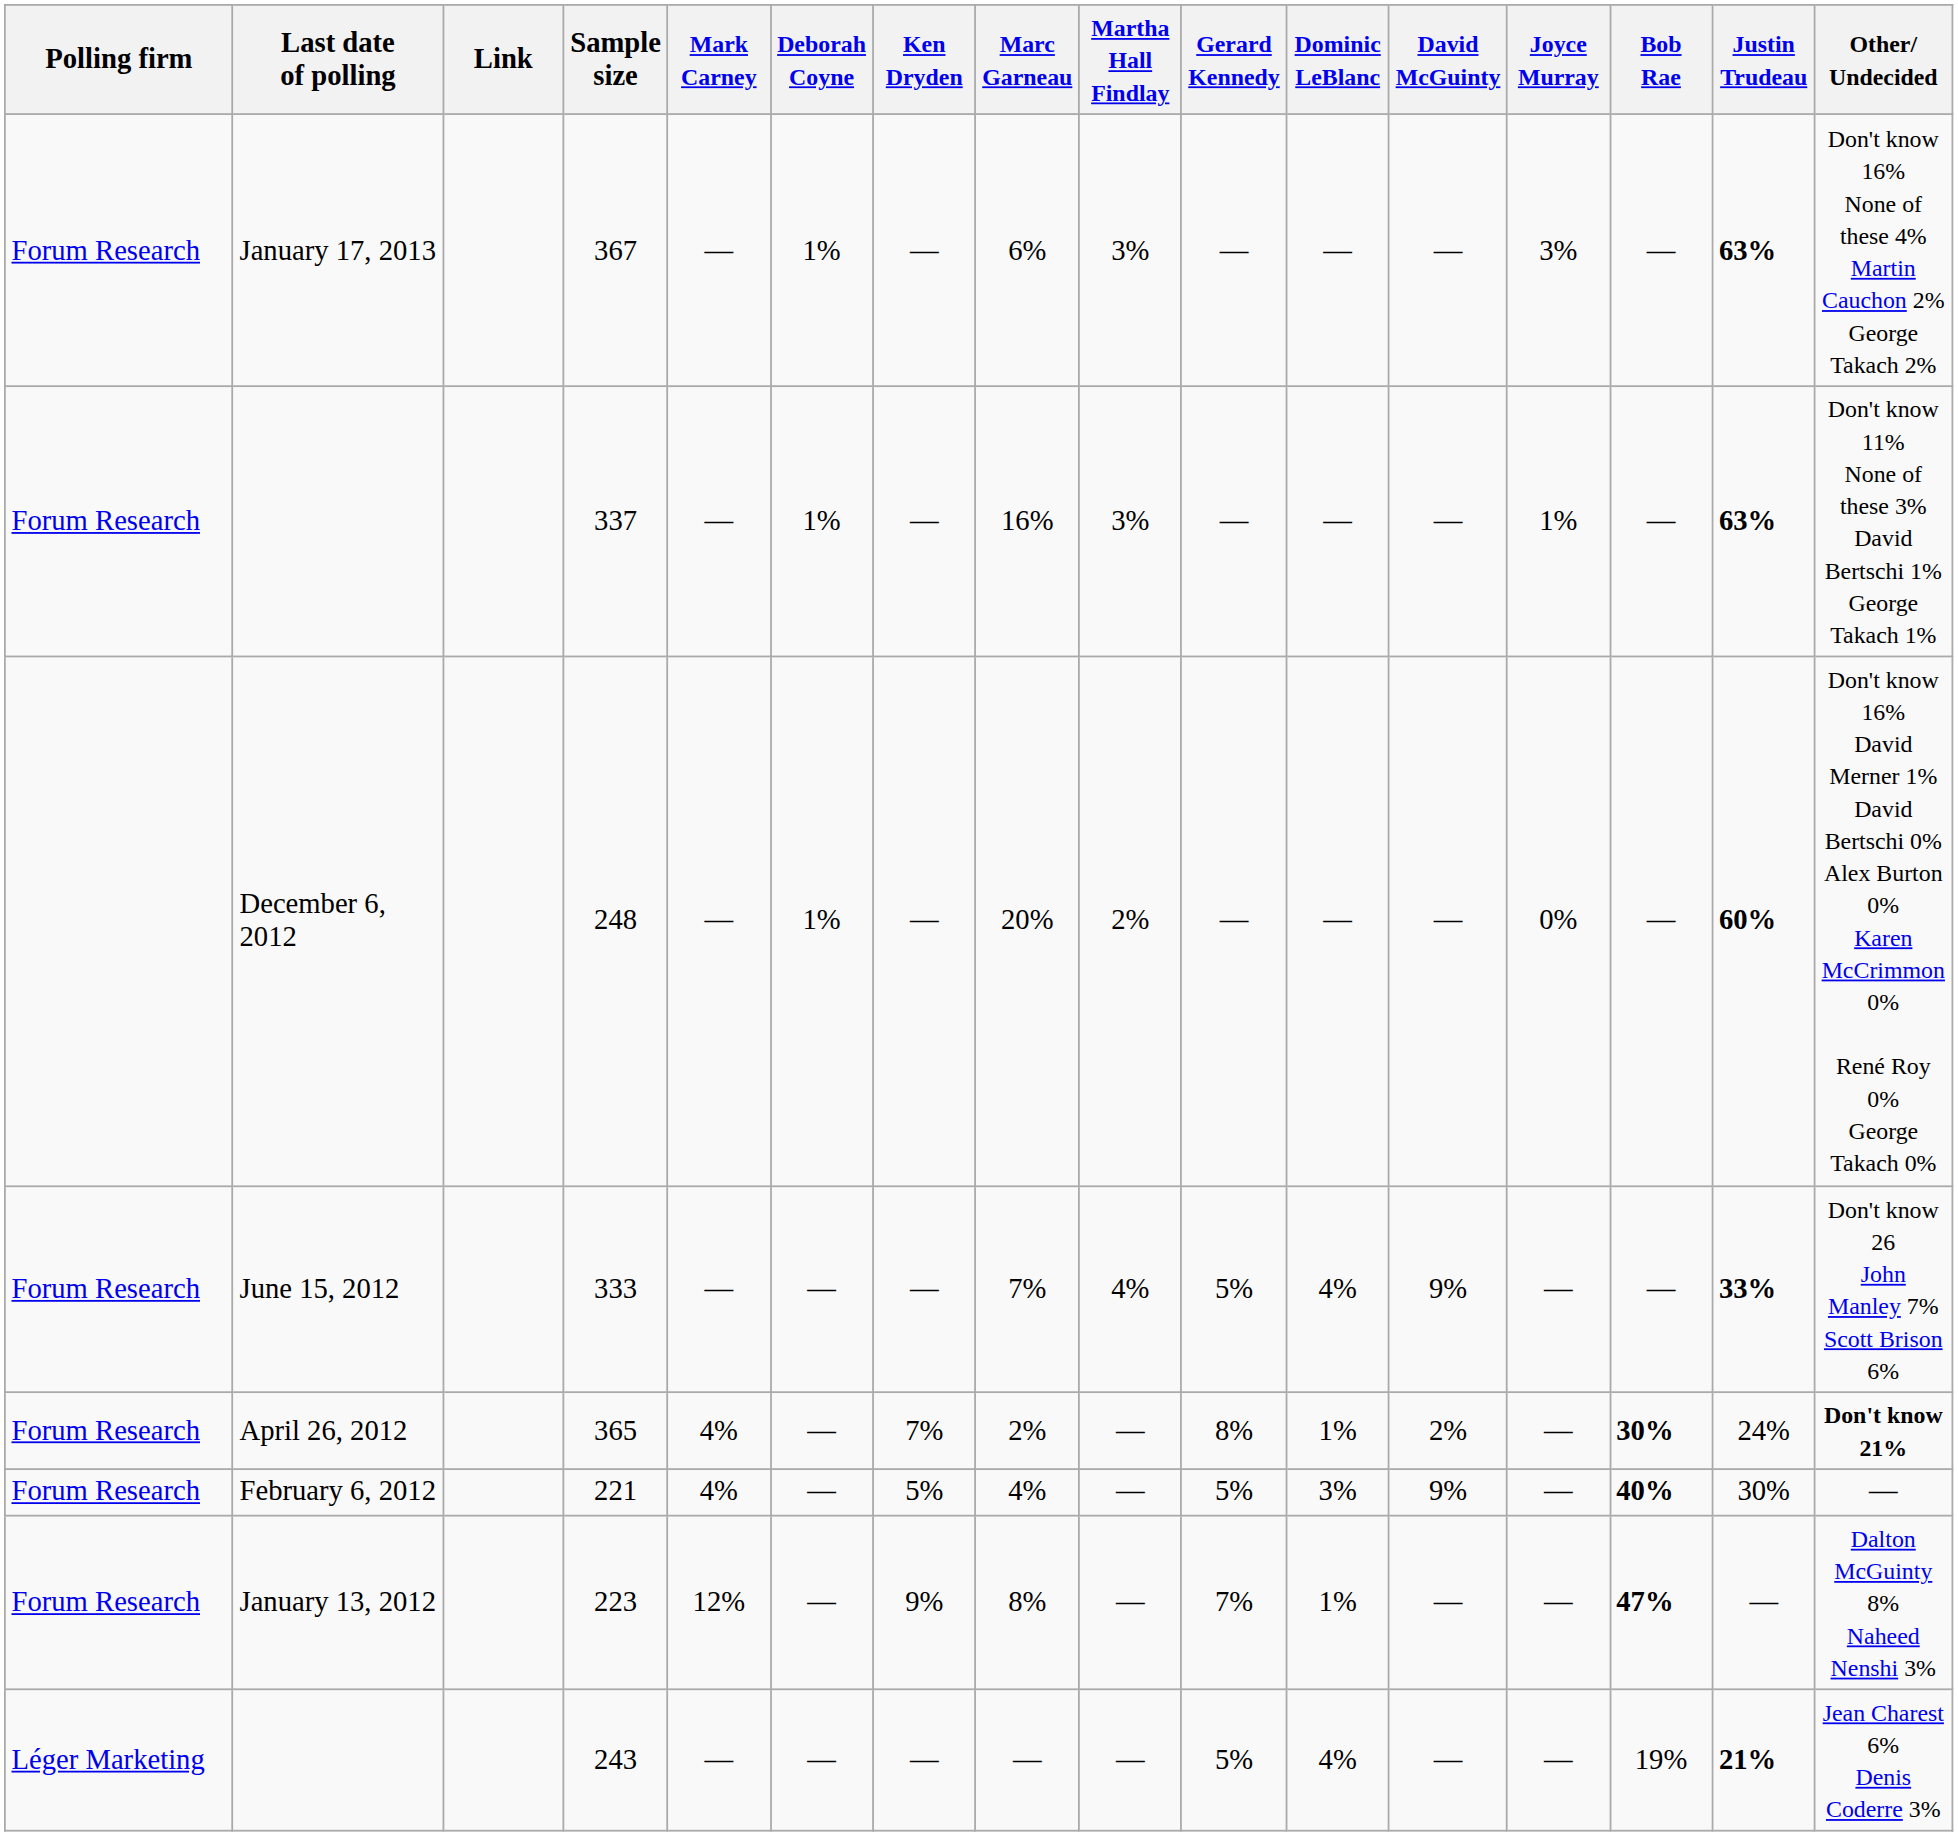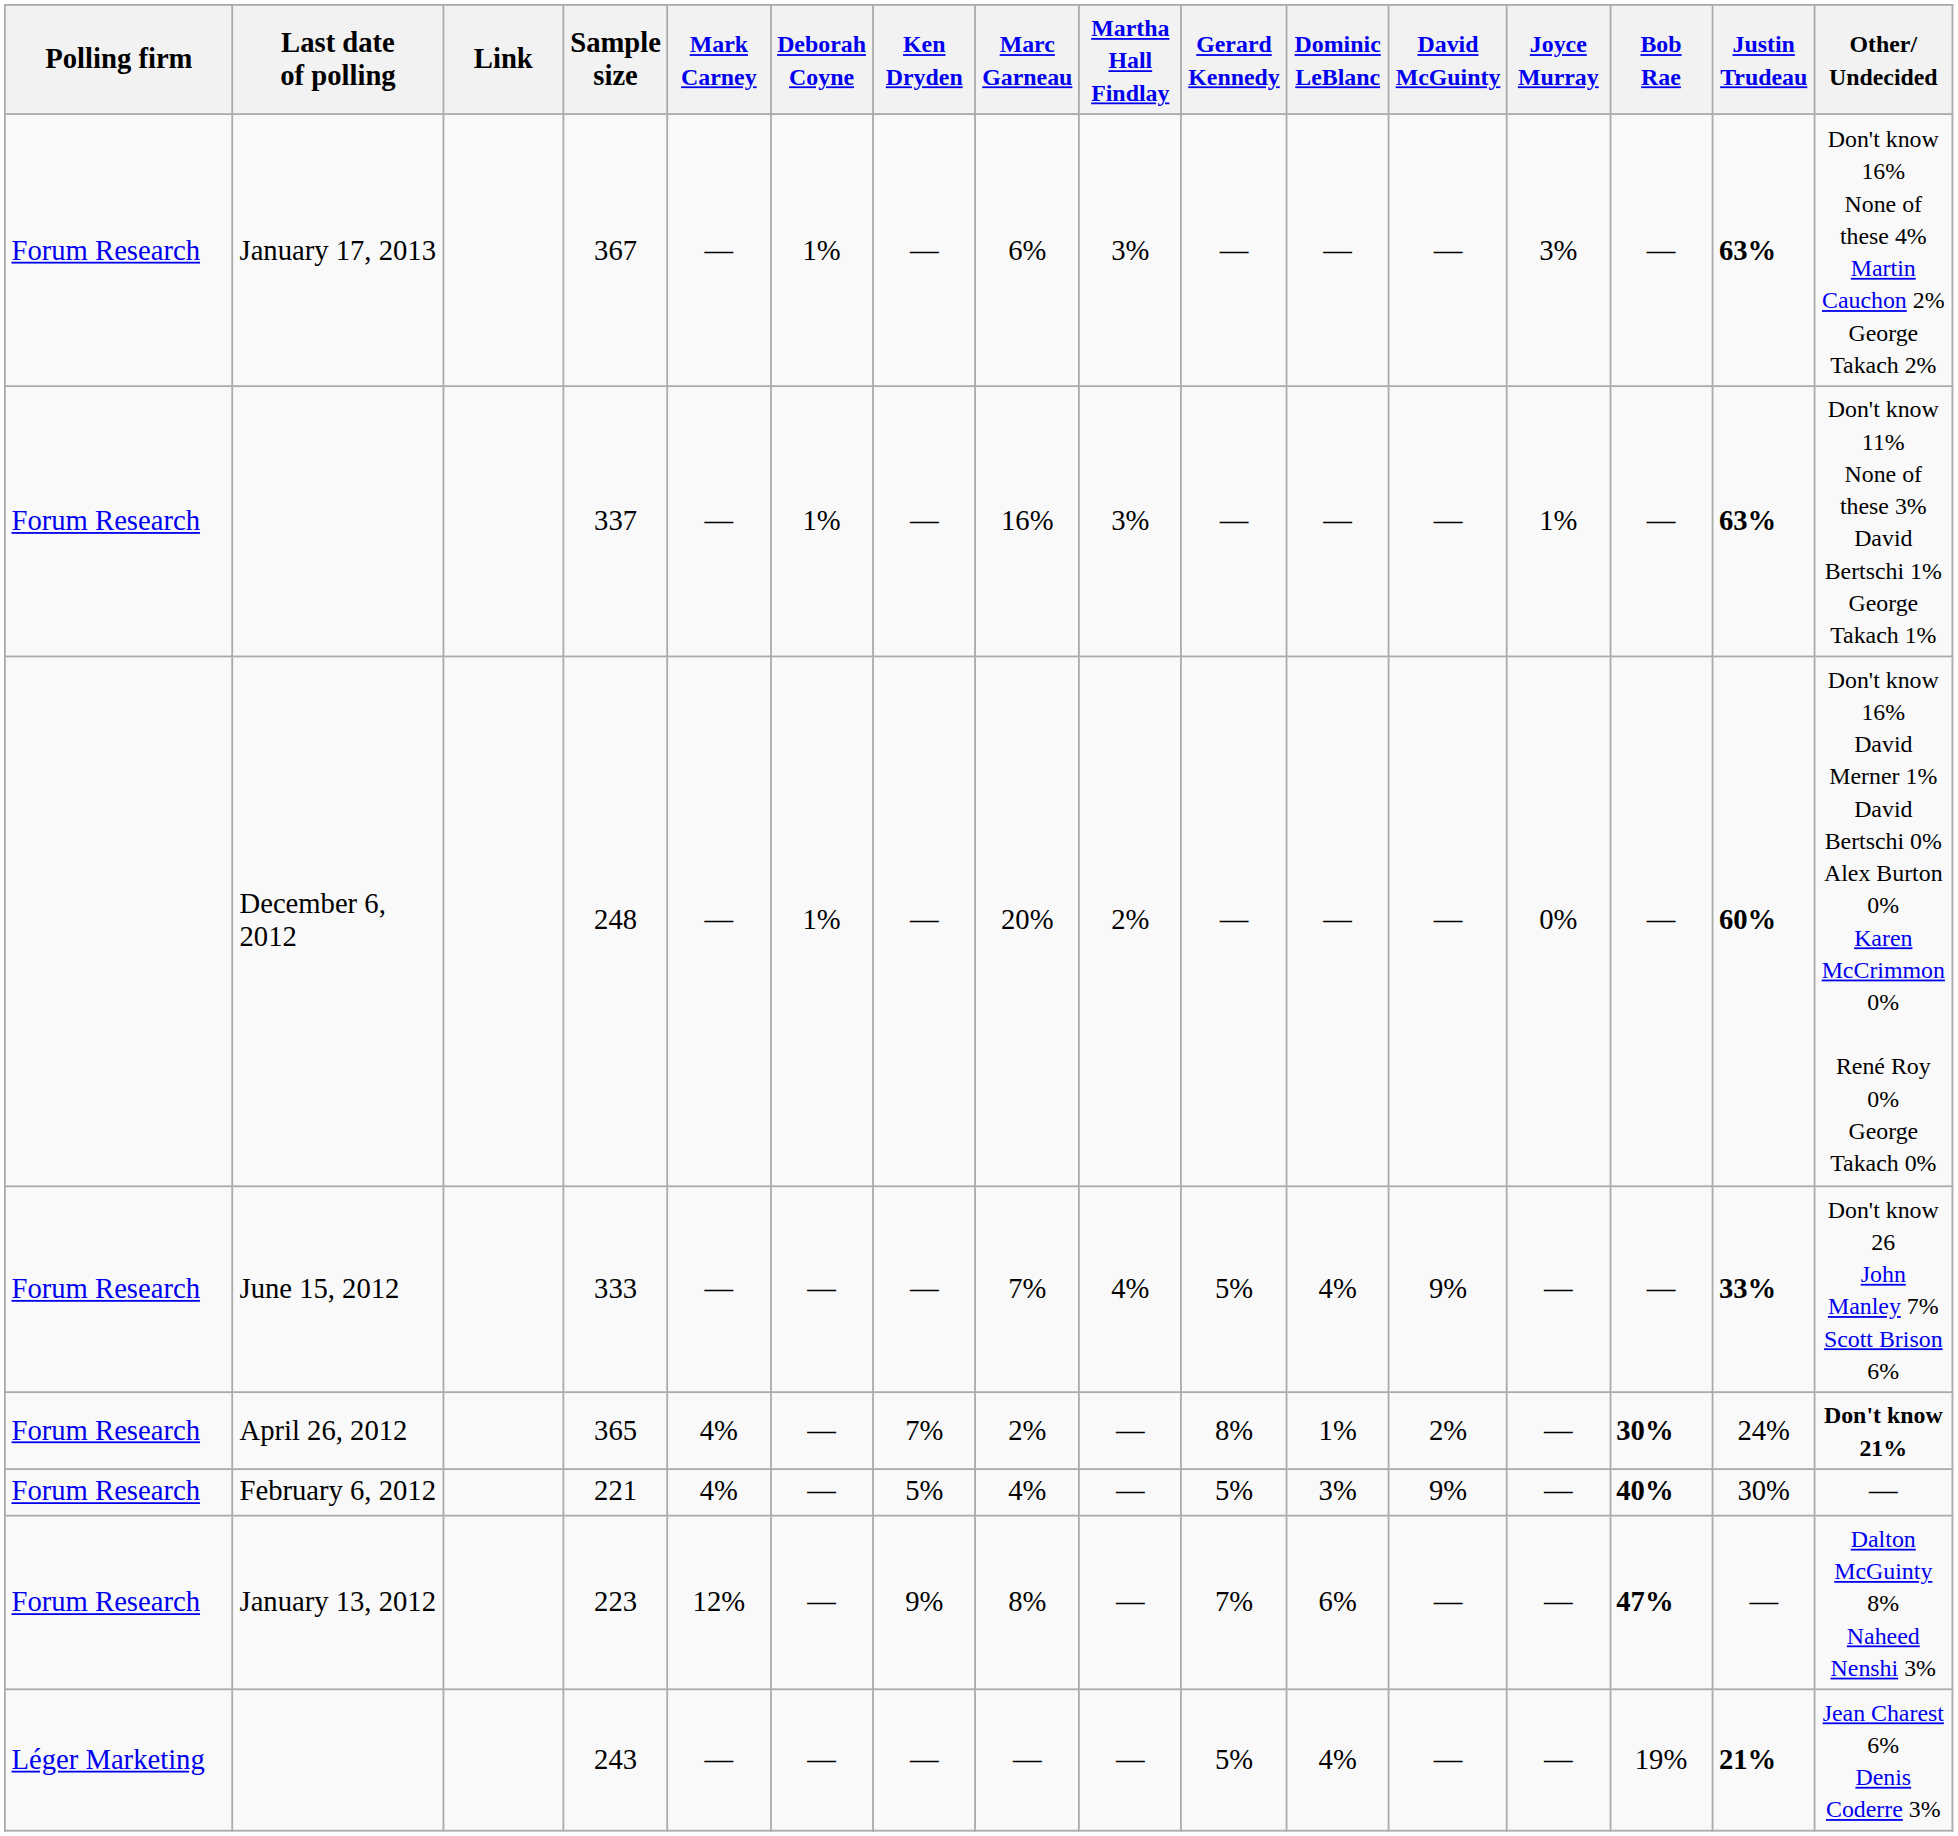(1338, 1601) 1% -> (1338, 1601) 6%
